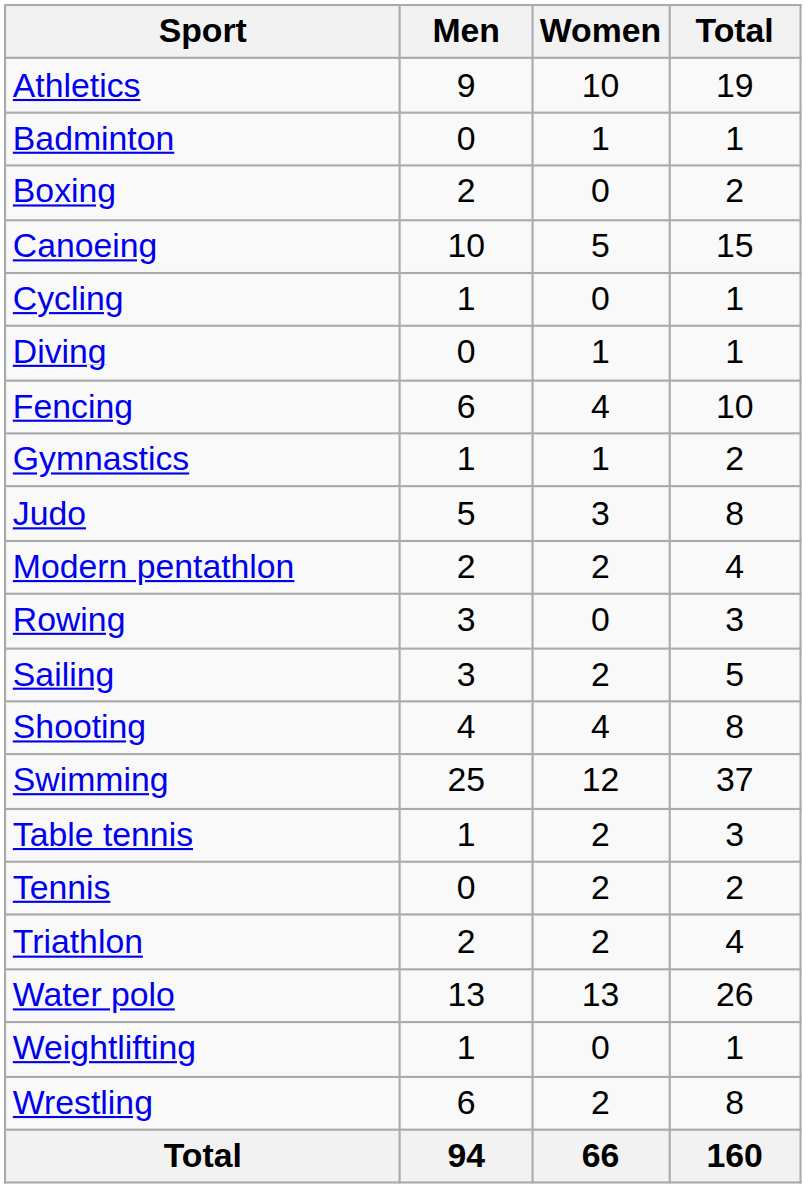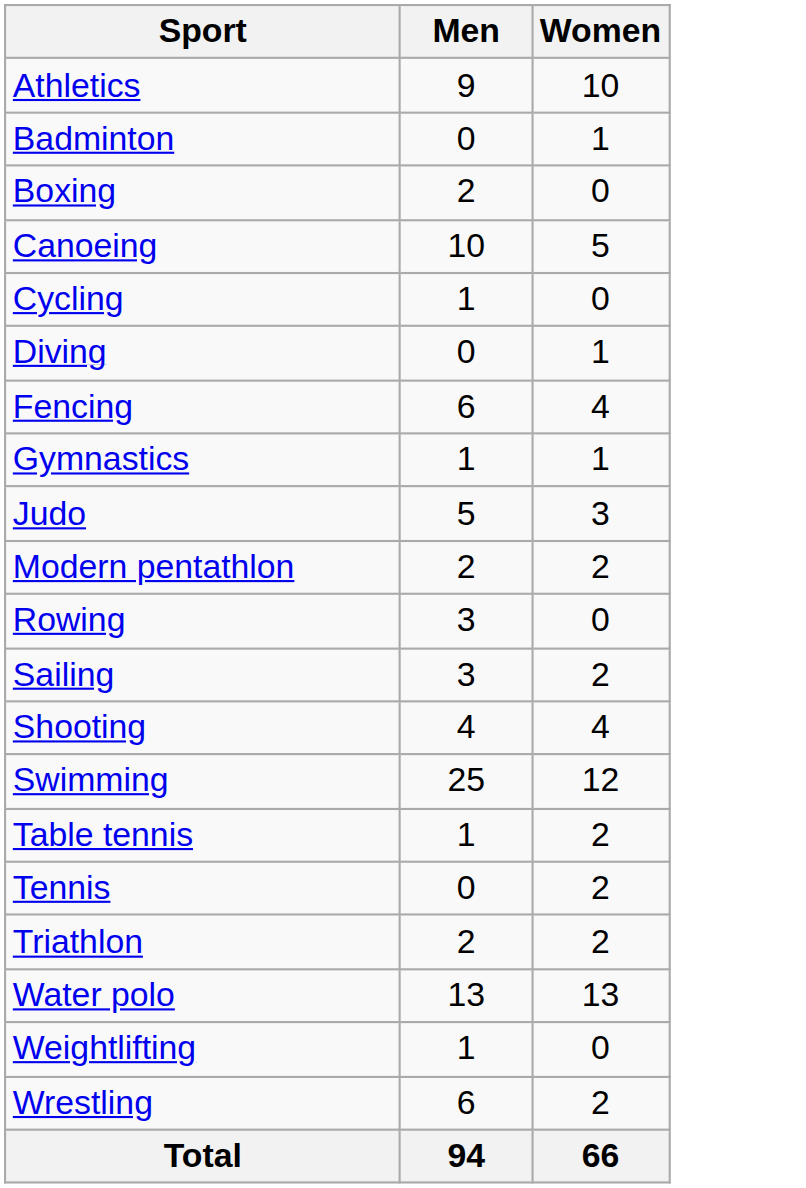- column: (735, 31)
